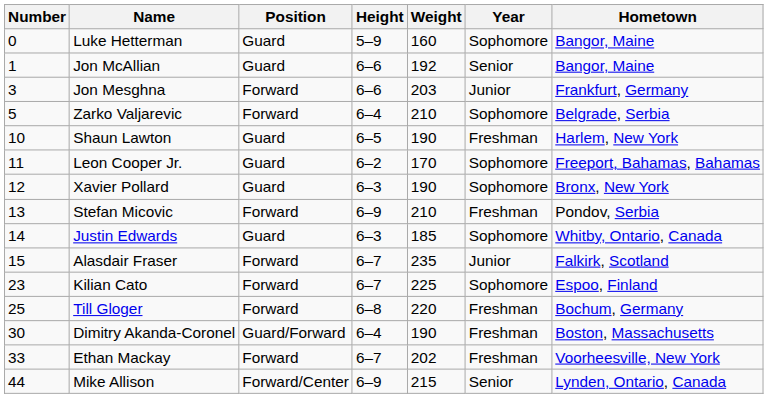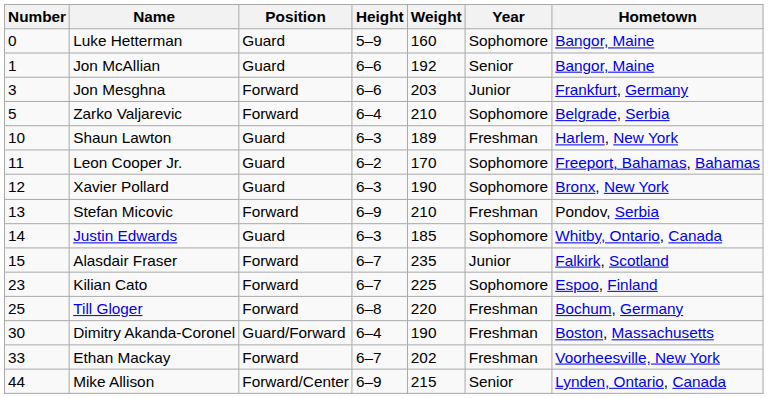(369, 138) 6–5 -> (369, 138) 6–3
(424, 138) 190 -> (424, 138) 189
